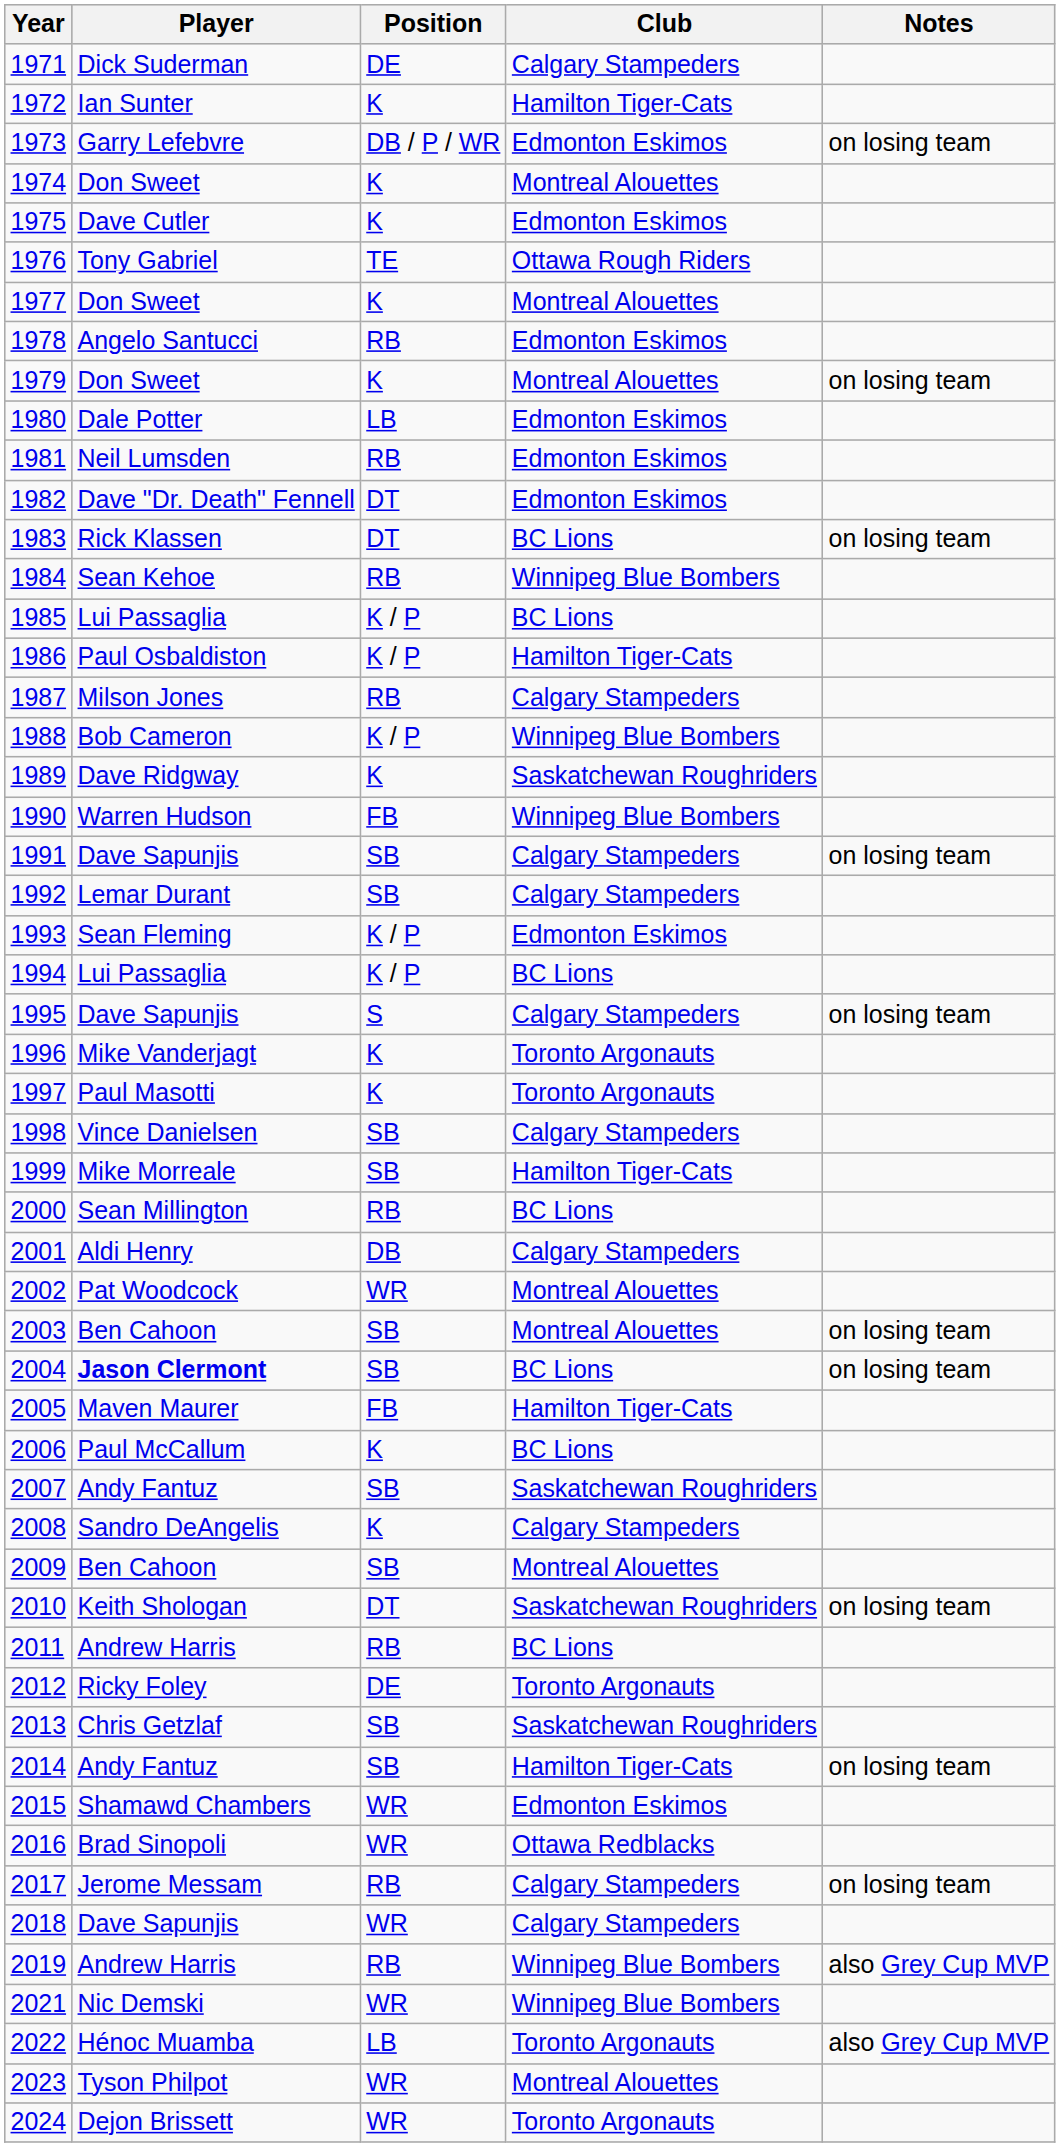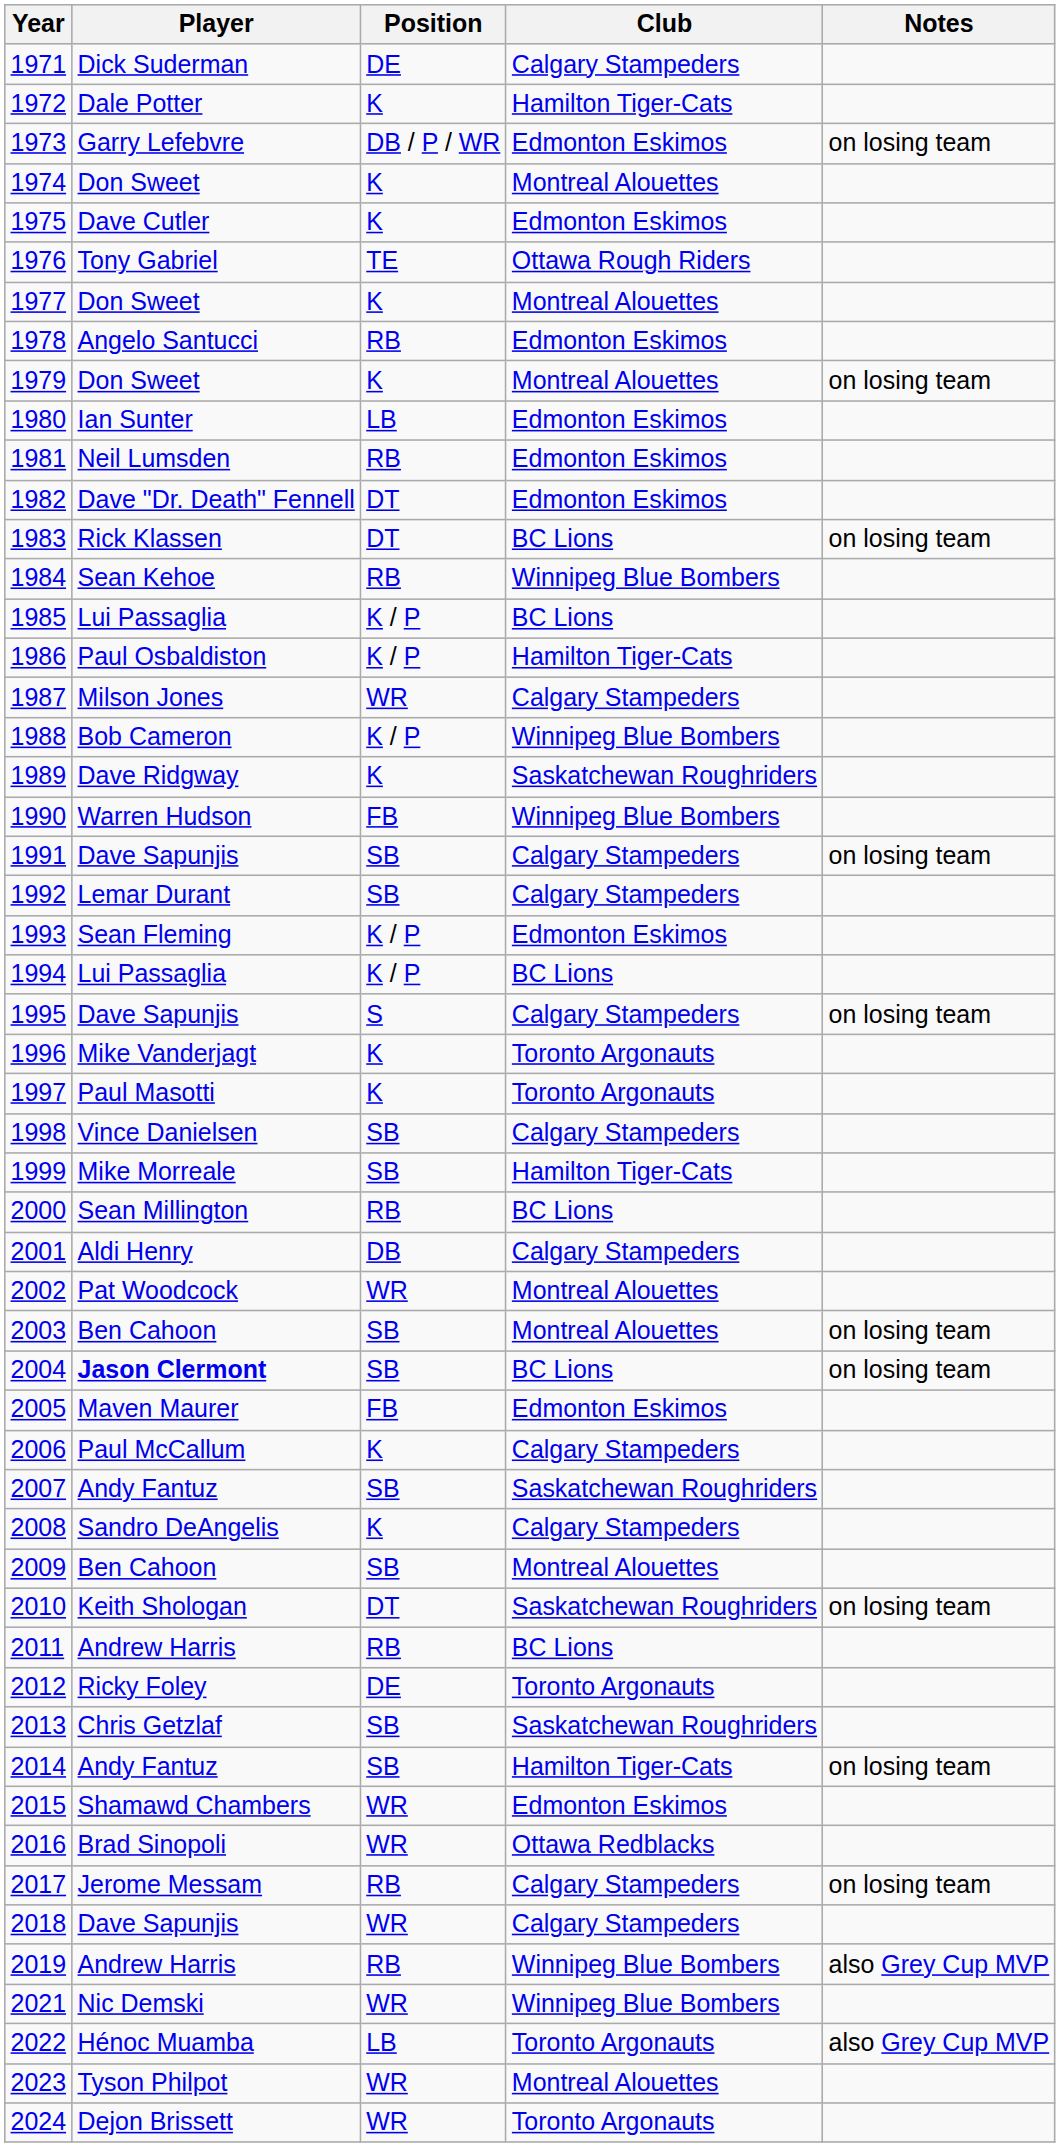(135, 103) Ian Sunter -> (140, 103) Dale Potter
(140, 420) Dale Potter -> (135, 420) Ian Sunter
(384, 697) RB -> (387, 697) WR
(622, 1409) Hamilton Tiger-Cats -> (619, 1409) Edmonton Eskimos
(562, 1449) BC Lions -> (626, 1449) Calgary Stampeders
